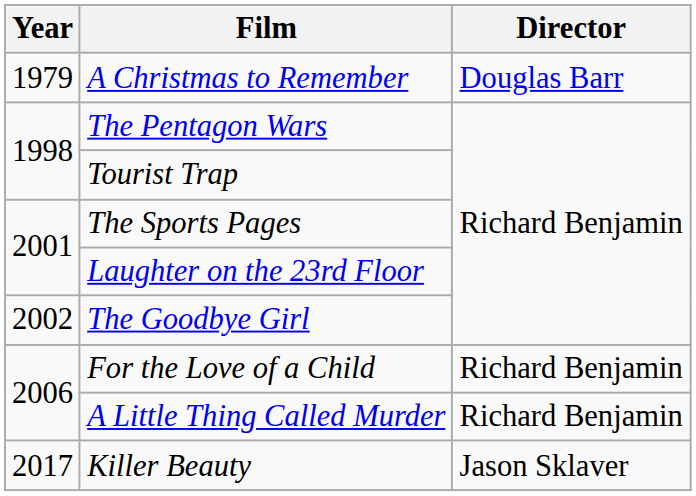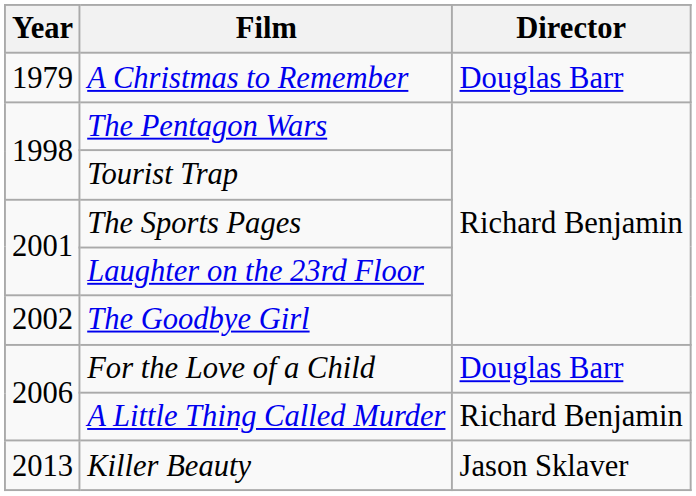(571, 367) Richard Benjamin -> (541, 367) Douglas Barr
(43, 464) 2017 -> (43, 464) 2013
